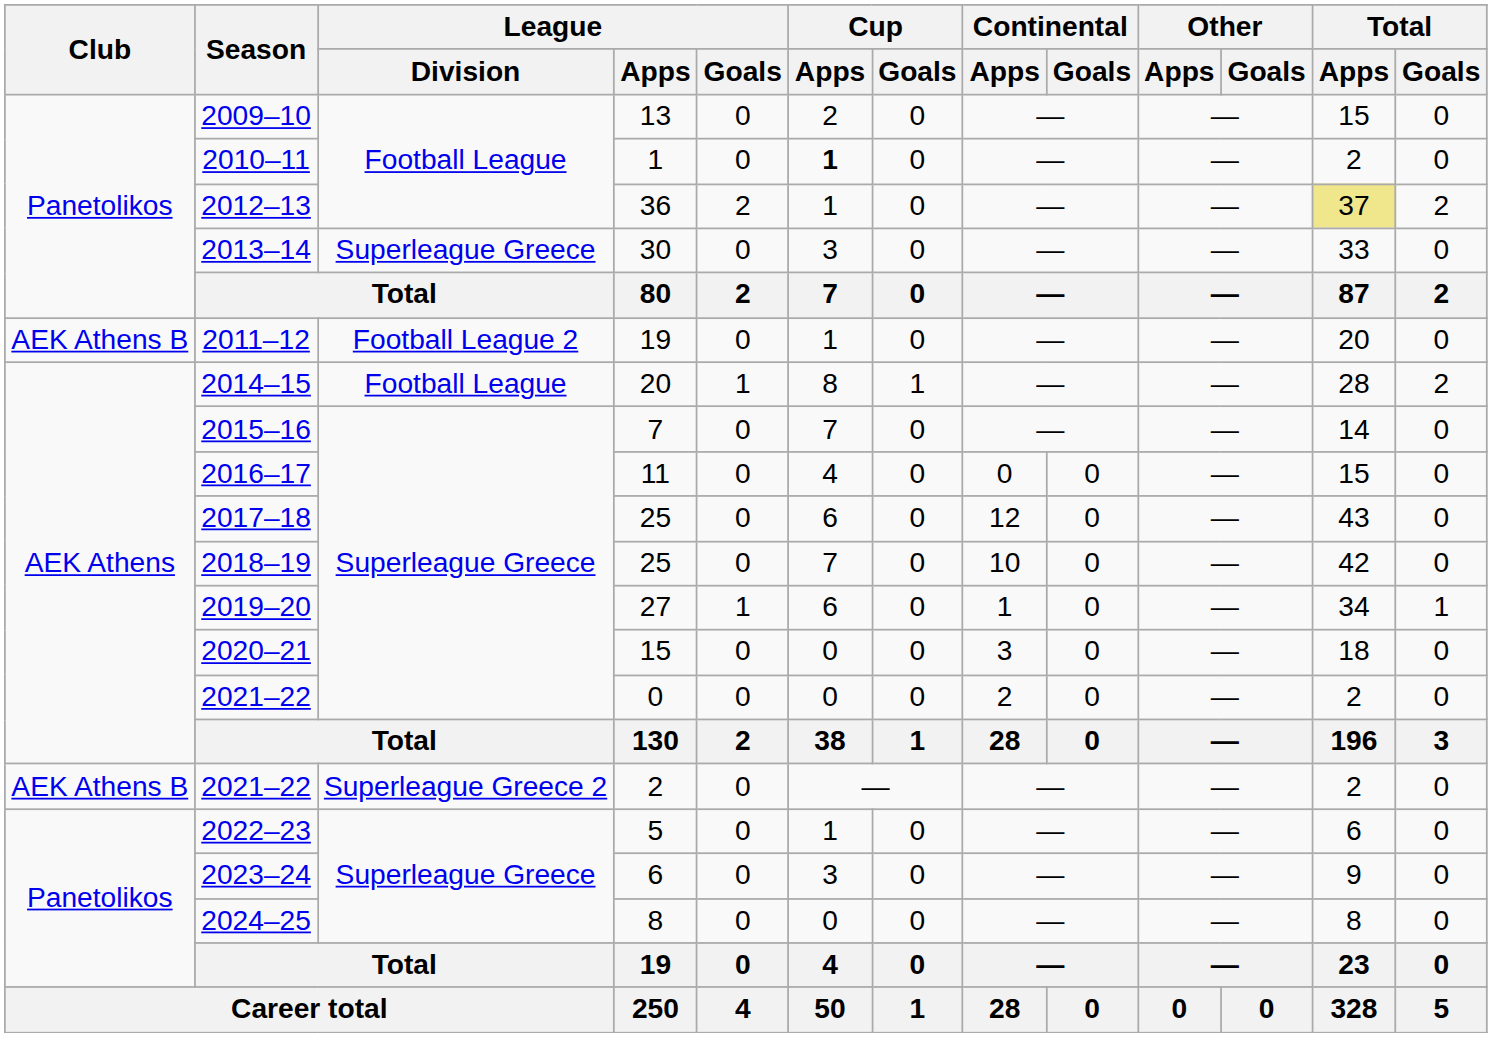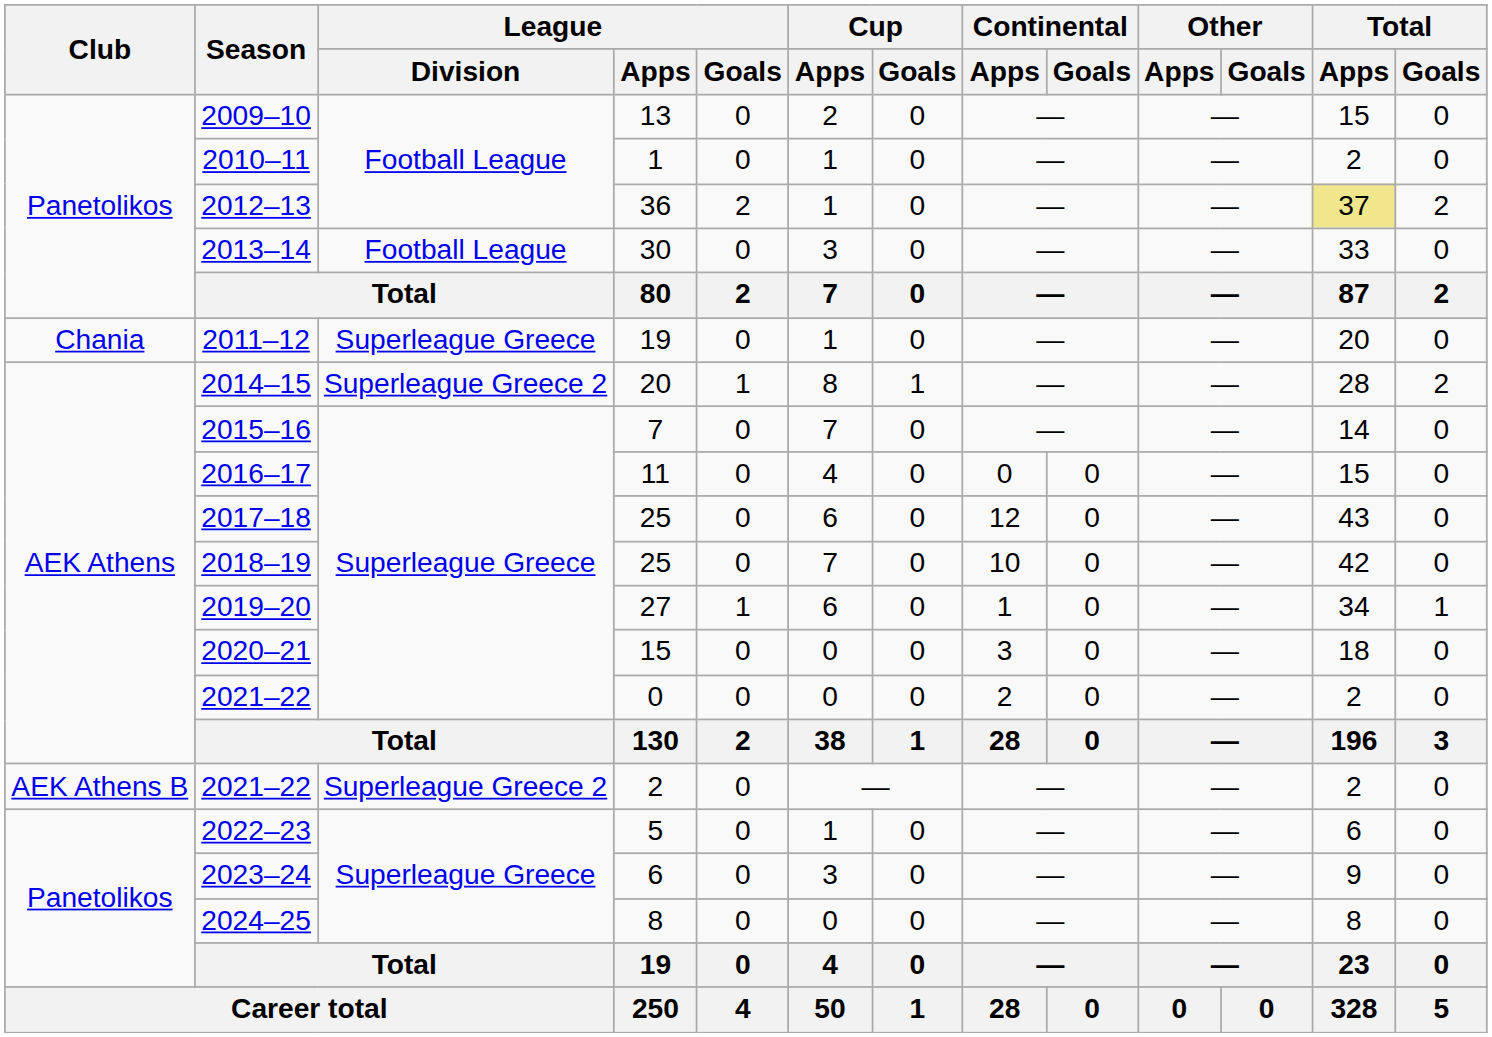(830, 160) bold -> (830, 160) normal
(466, 250) Superleague Greece -> (466, 250) Football League
(100, 339) AEK Athens B -> (100, 339) Chania
(466, 339) Football League 2 -> (466, 339) Superleague Greece
(466, 384) Football League -> (466, 384) Superleague Greece 2
